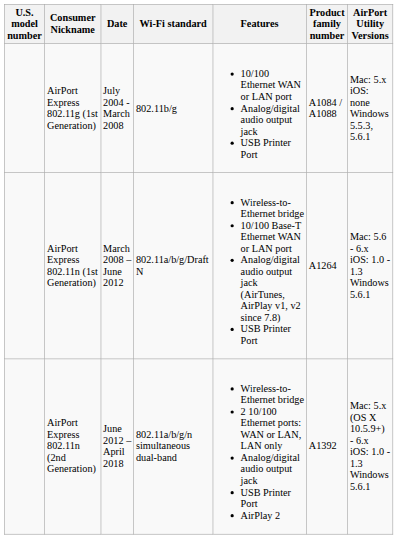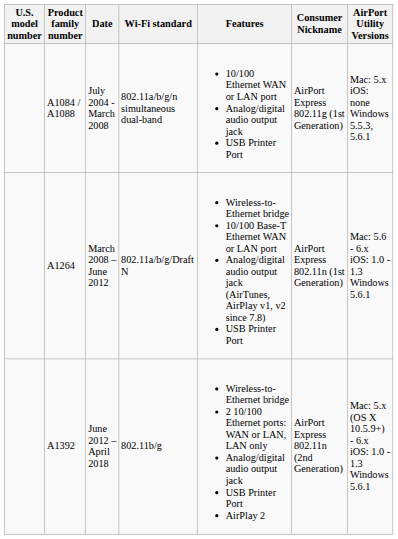columns swapped: (327, 24) <-> (73, 24)
(156, 108) 802.11b/g -> (149, 108) 802.11a/b/g/n simultaneous dual-band
(164, 446) 802.11a/b/g/n simultaneous dual-band -> (141, 446) 802.11b/g
